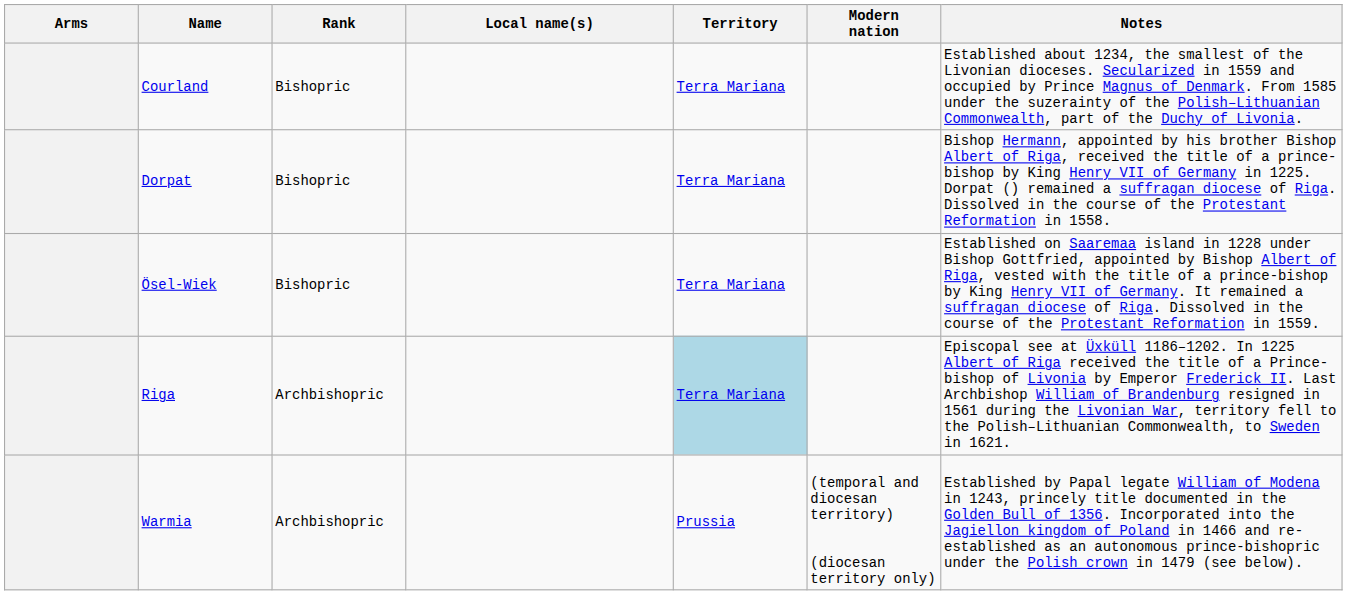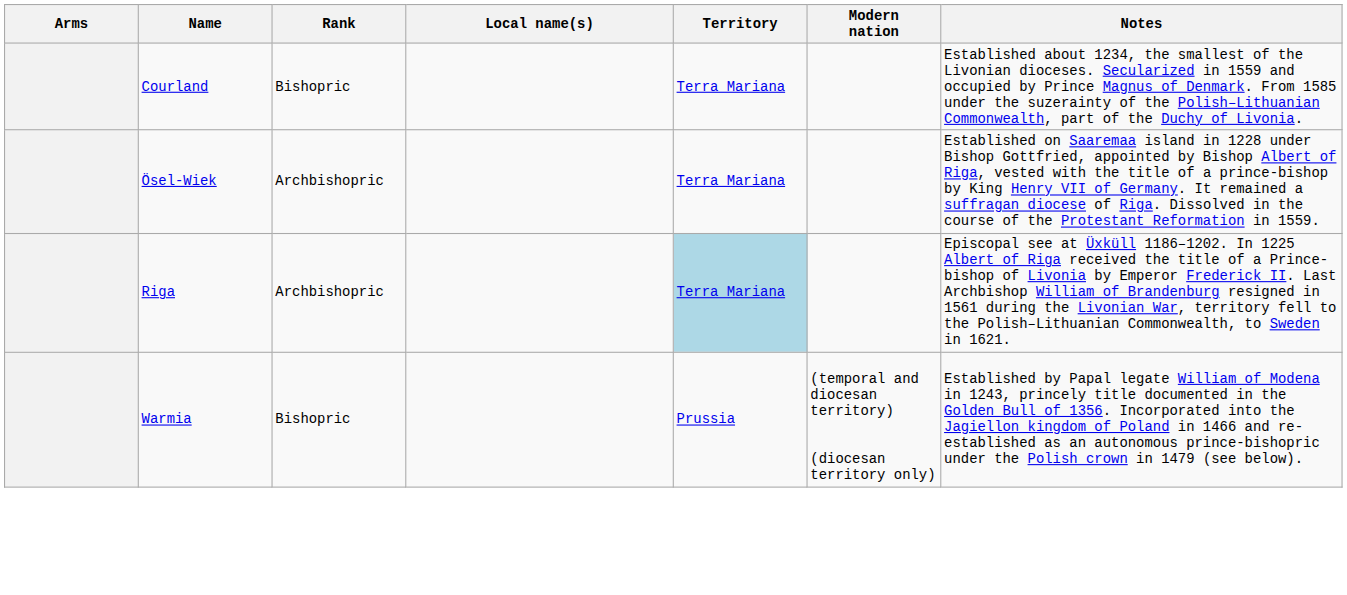- row: (167, 182)
(313, 285) Bishopric -> (330, 182) Archbishopric
(330, 522) Archbishopric -> (313, 420) Bishopric
